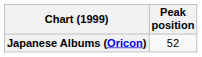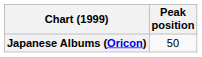(173, 43) 52 -> (173, 43) 50
